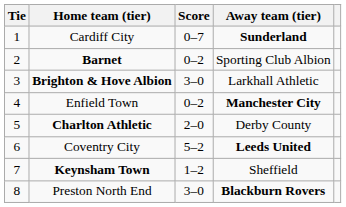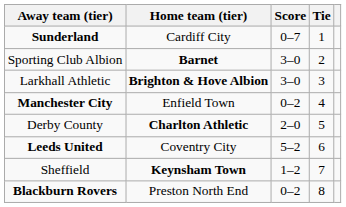columns swapped: (17, 15) <-> (273, 15)
(194, 59) 0–2 -> (290, 59) 3–0
(194, 190) 3–0 -> (290, 190) 0–2
